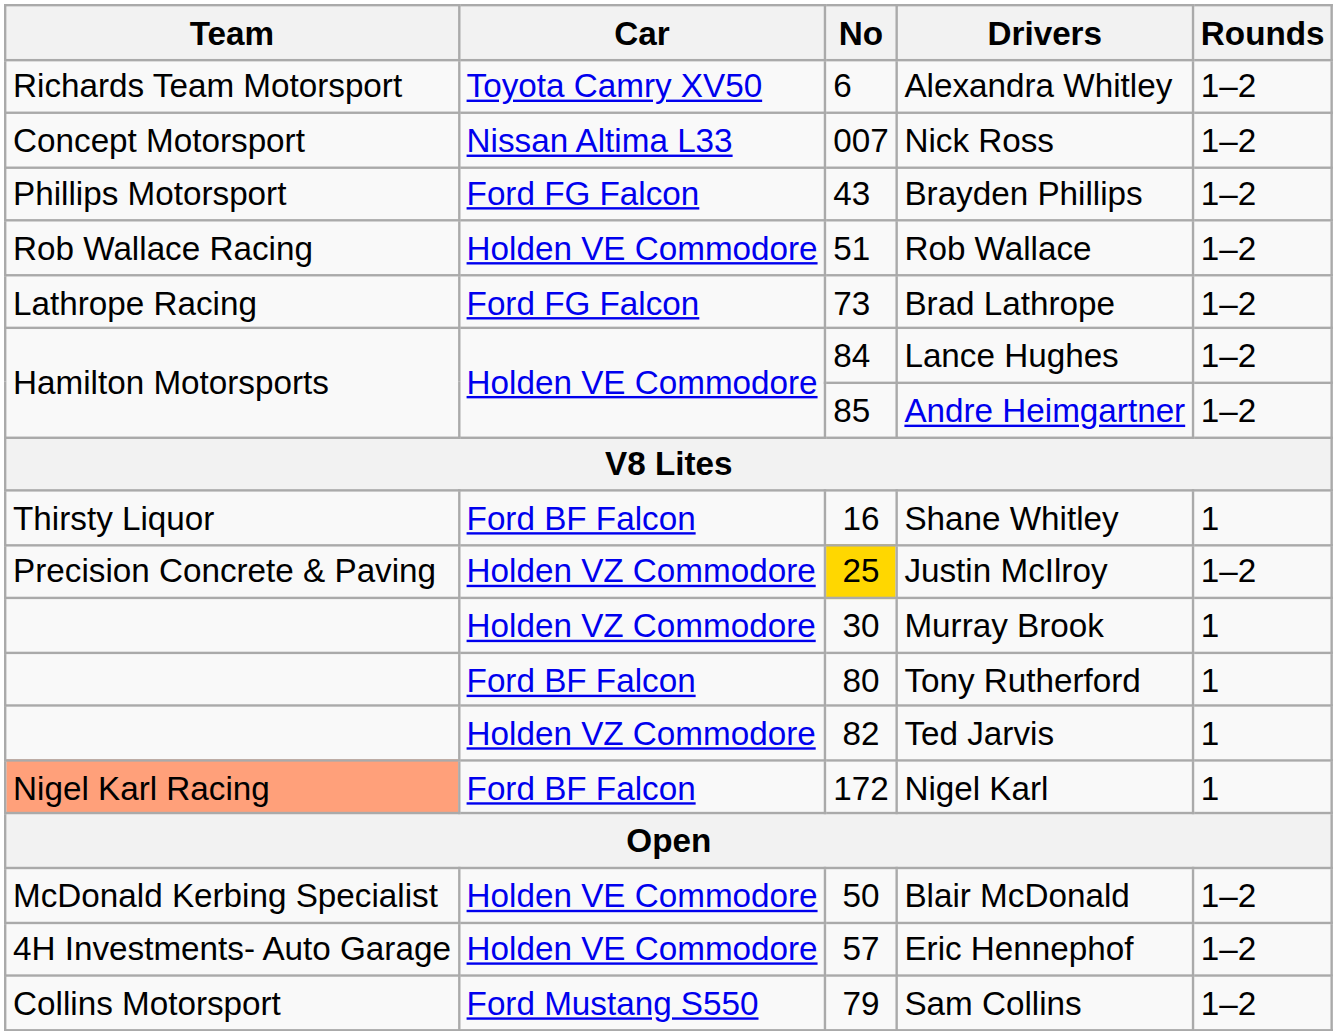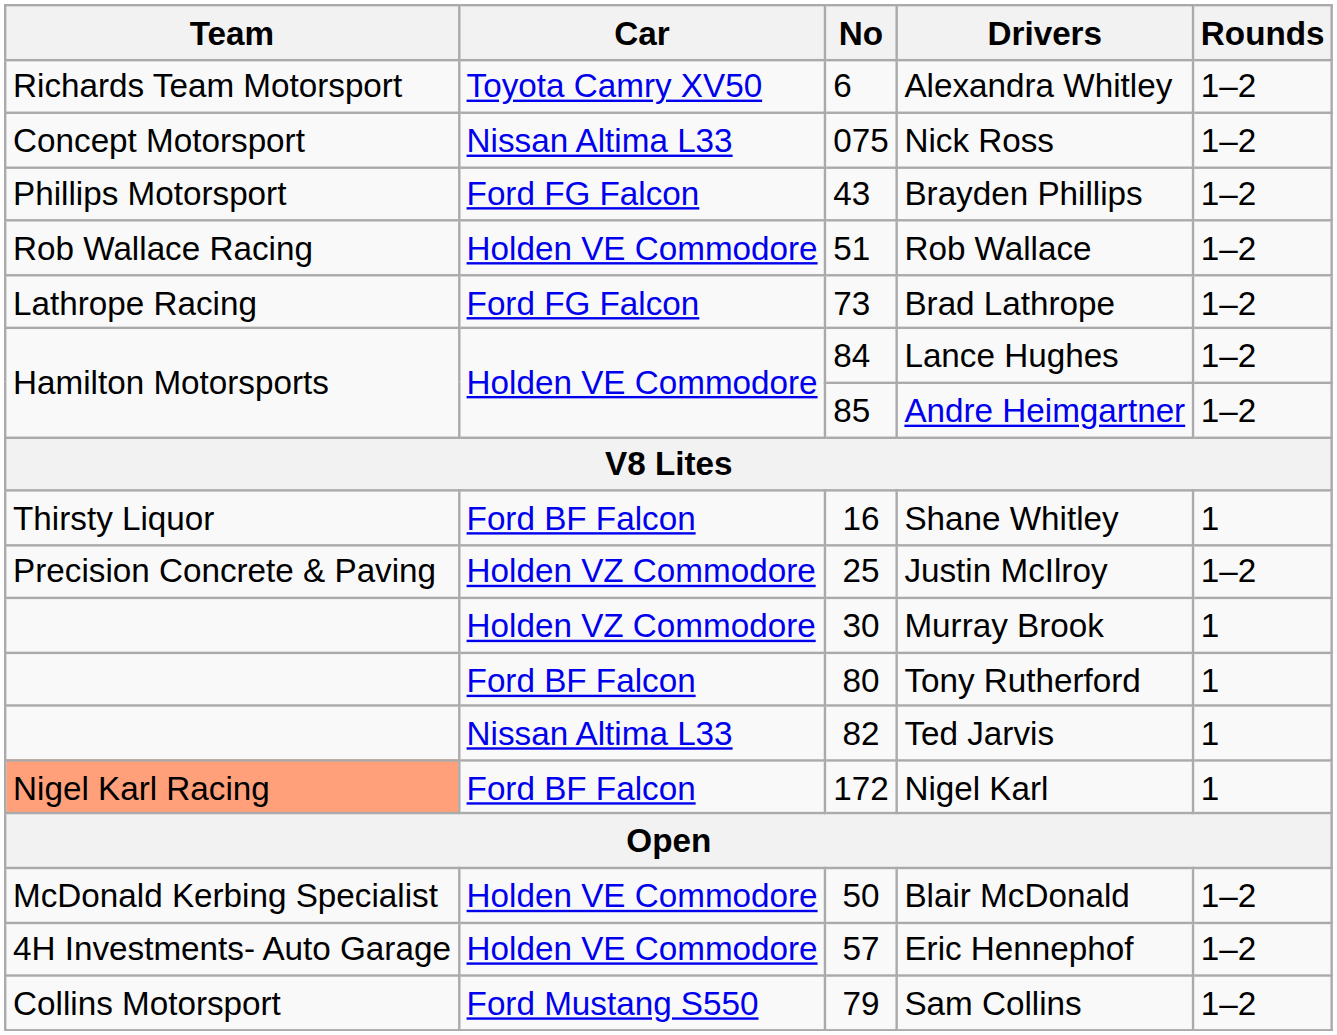(861, 140) 007 -> (861, 140) 075
(861, 571) gold background -> (861, 571) no background
(641, 733) Holden VZ Commodore -> (600, 733) Nissan Altima L33
